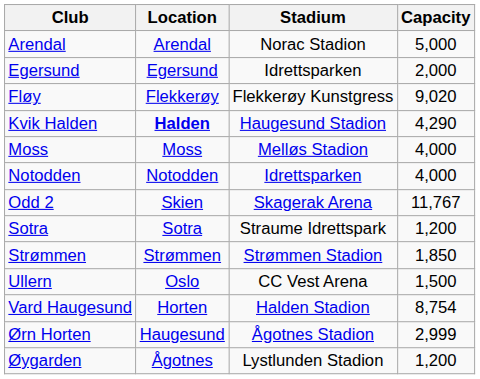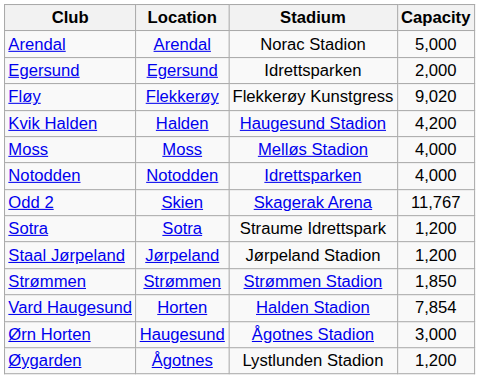(182, 123) bold -> (182, 123) normal
(436, 123) 4,290 -> (436, 123) 4,200
+ row: (67, 255)
- row: (30, 281)
(436, 307) 8,754 -> (436, 307) 7,854
(436, 334) 2,999 -> (436, 334) 3,000
